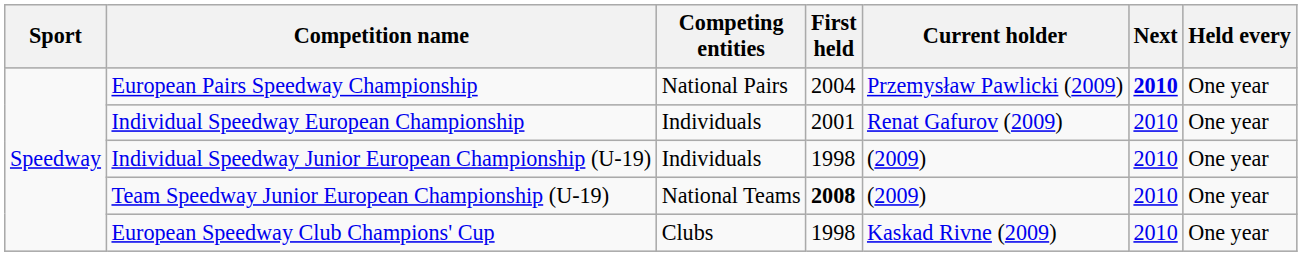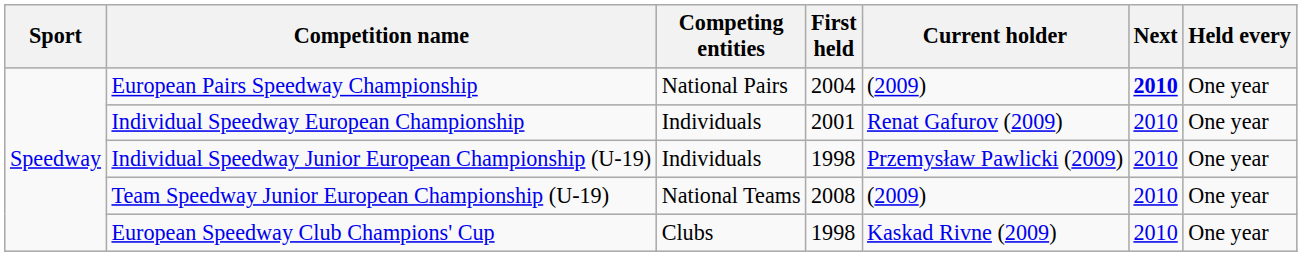(995, 85) Przemysław Pawlicki (2009) -> (897, 85) (2009)
(897, 159) (2009) -> (995, 159) Przemysław Pawlicki (2009)
(833, 195) bold -> (833, 195) normal
